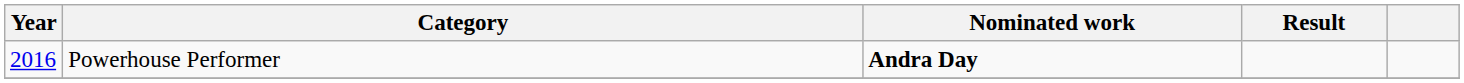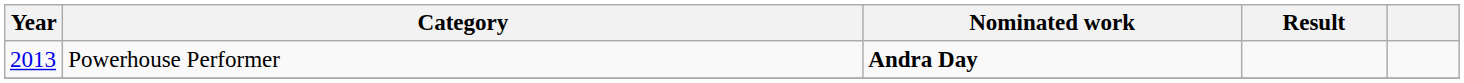(33, 59) 2016 -> (33, 59) 2013
